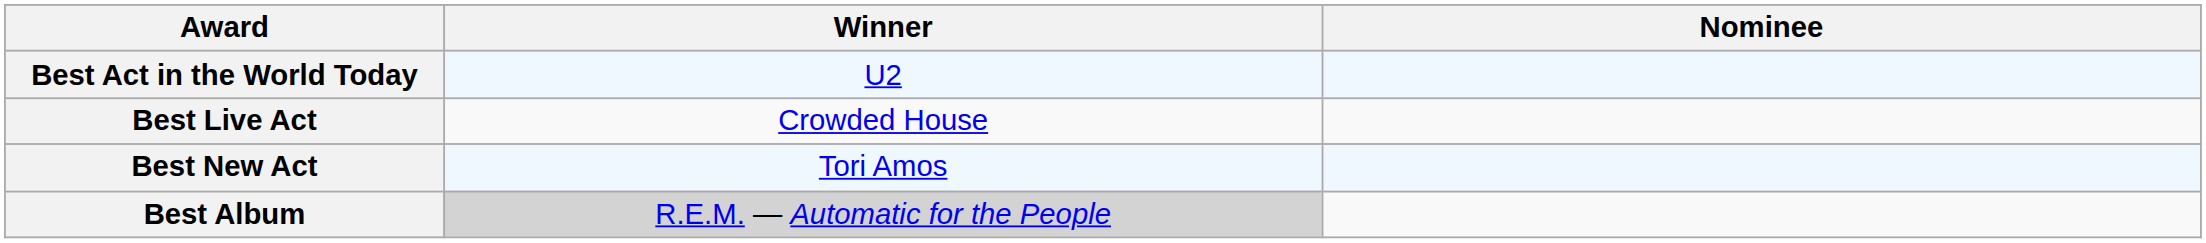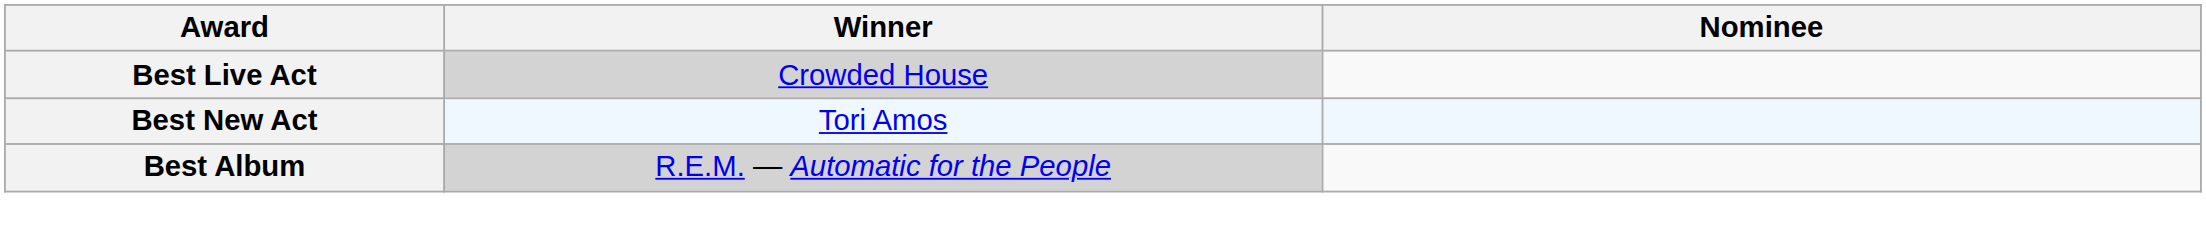- row: (224, 74)
(883, 120) no background -> (883, 74) lightgrey background
